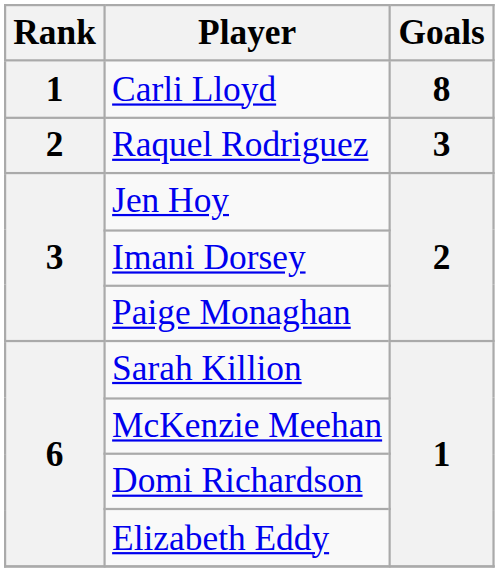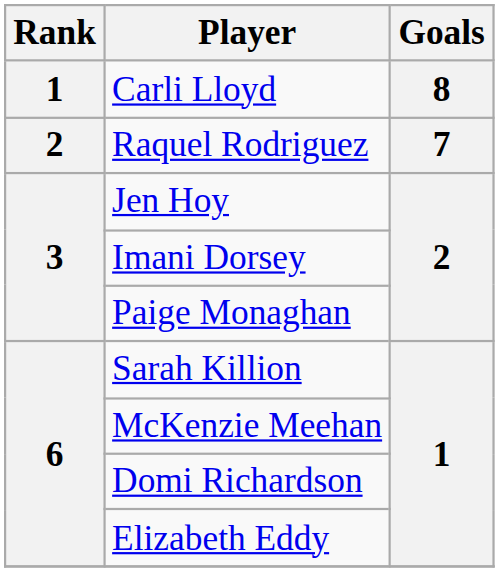(442, 144) 3 -> (442, 144) 7
